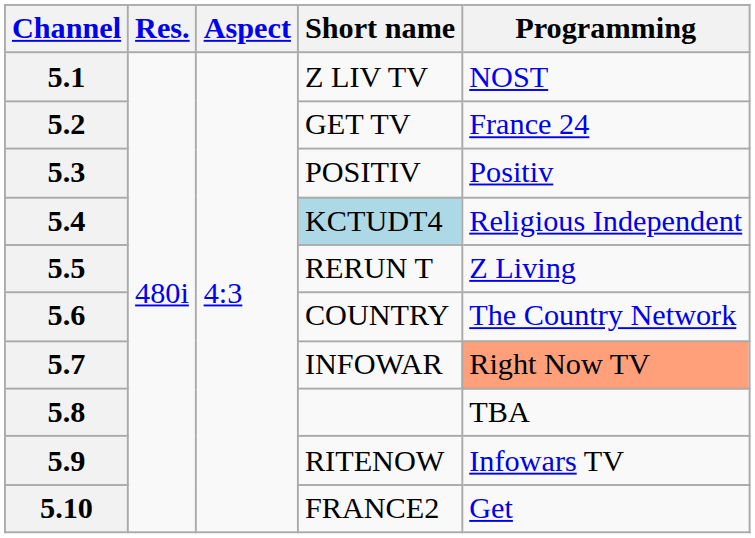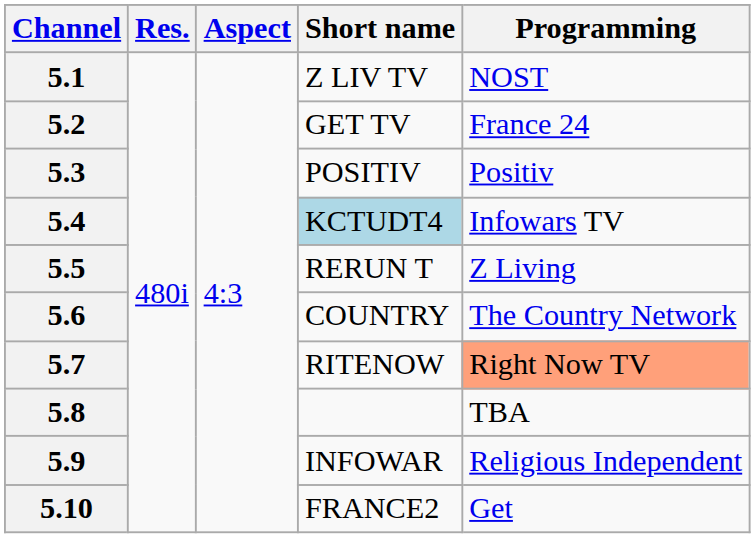(606, 220) Religious Independent -> (547, 220) Infowars TV
(374, 364) INFOWAR -> (375, 364) RITENOW
(375, 460) RITENOW -> (374, 460) INFOWAR
(547, 460) Infowars TV -> (606, 460) Religious Independent
